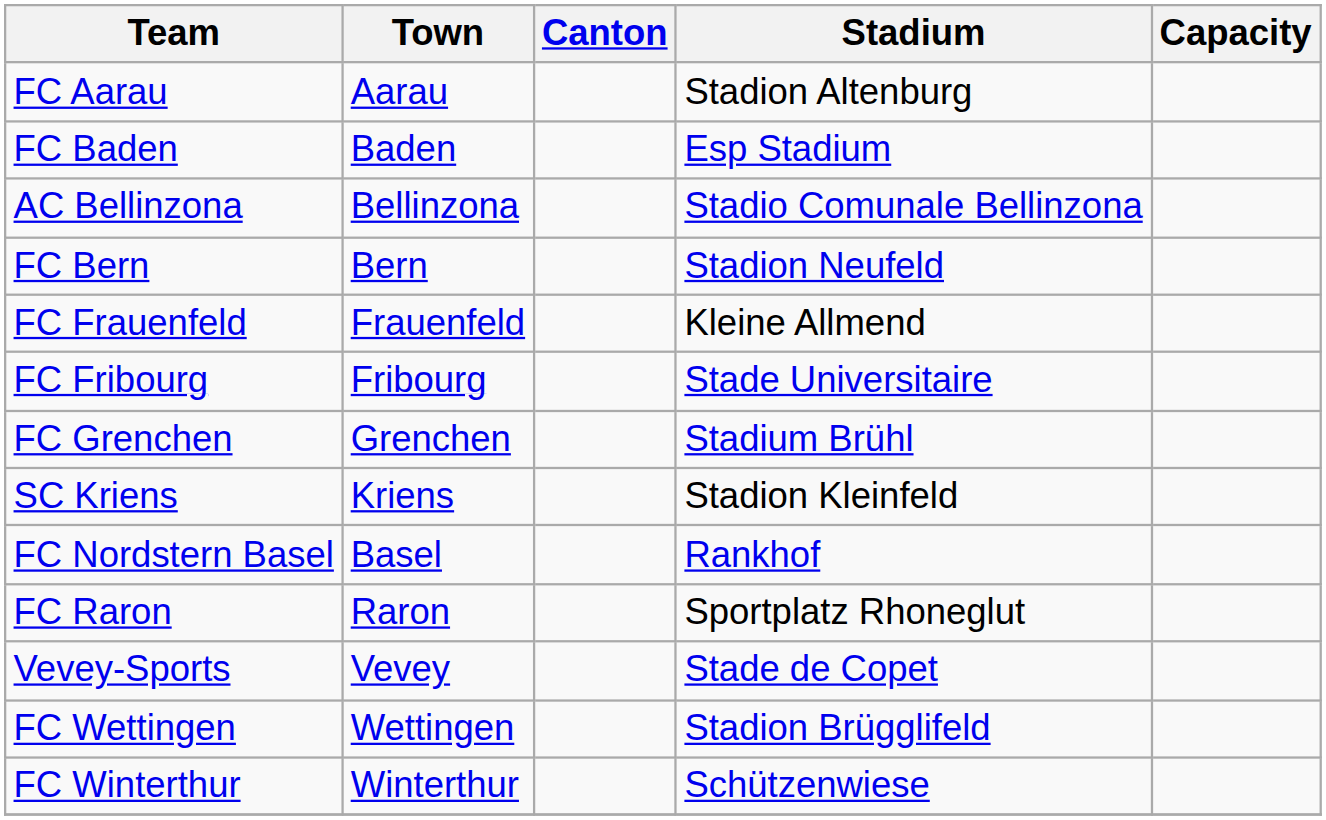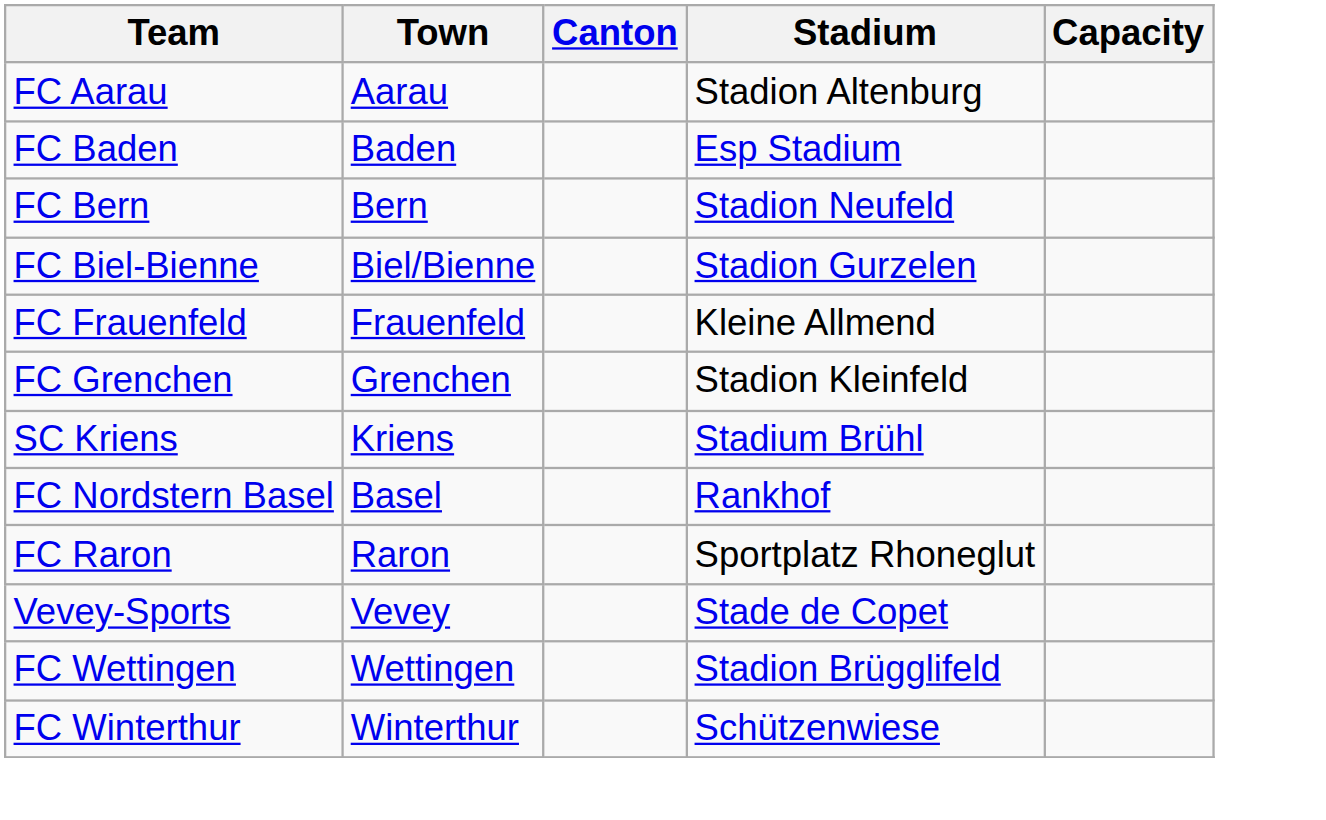- row: (128, 206)
+ row: (136, 264)
- row: (111, 380)
(799, 438) Stadium Brühl -> (831, 380) Stadion Kleinfeld
(821, 496) Stadion Kleinfeld -> (809, 438) Stadium Brühl
